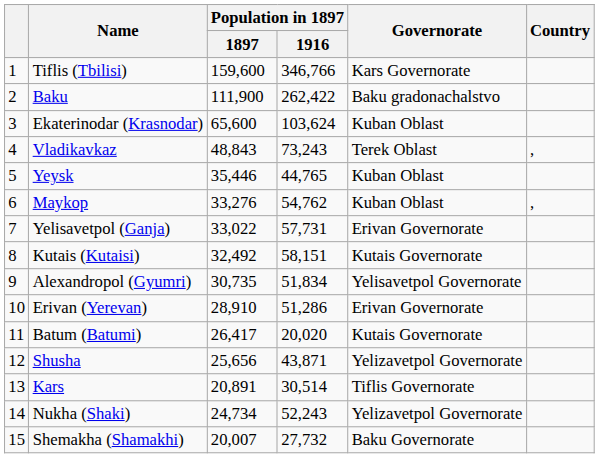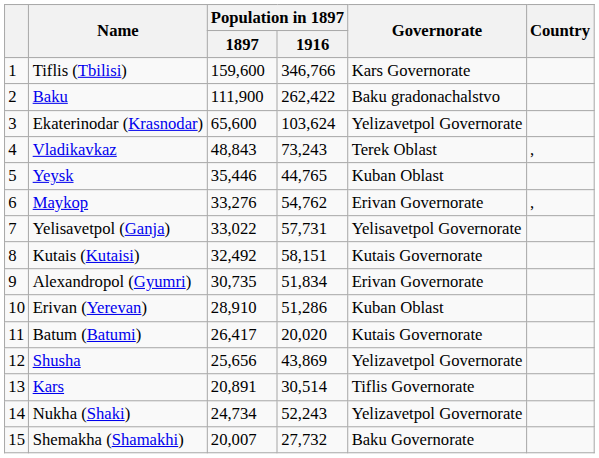(398, 123) Kuban Oblast -> (437, 123) Yelizavetpol Governorate
(398, 202) Kuban Oblast -> (417, 202) Erivan Governorate
(417, 228) Erivan Governorate -> (437, 228) Yelisavetpol Governorate
(437, 281) Yelisavetpol Governorate -> (417, 281) Erivan Governorate
(417, 307) Erivan Governorate -> (398, 307) Kuban Oblast
(304, 360) 43,871 -> (304, 360) 43,869
